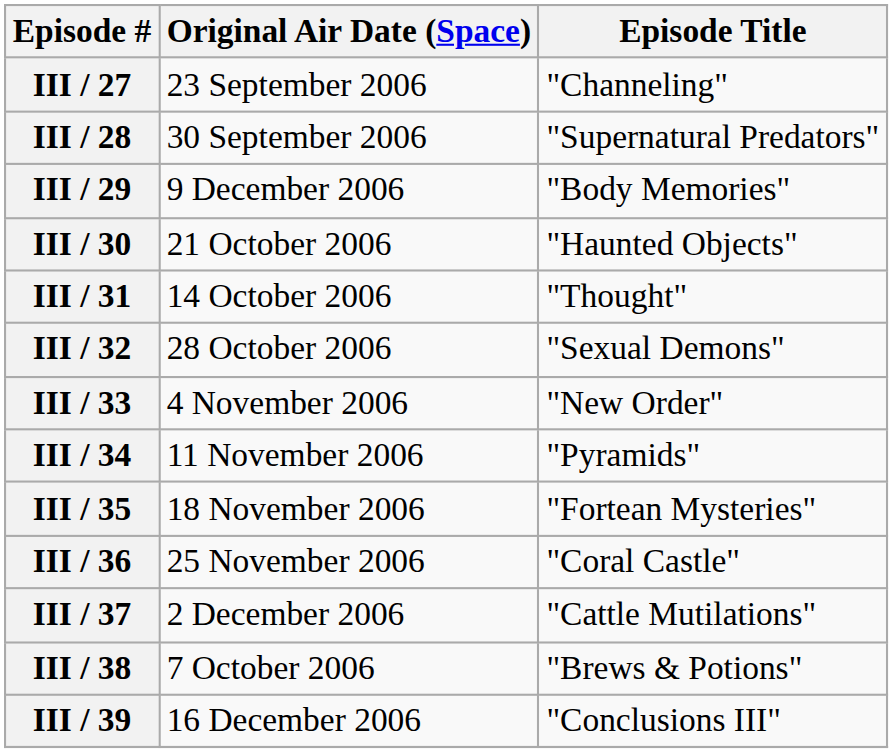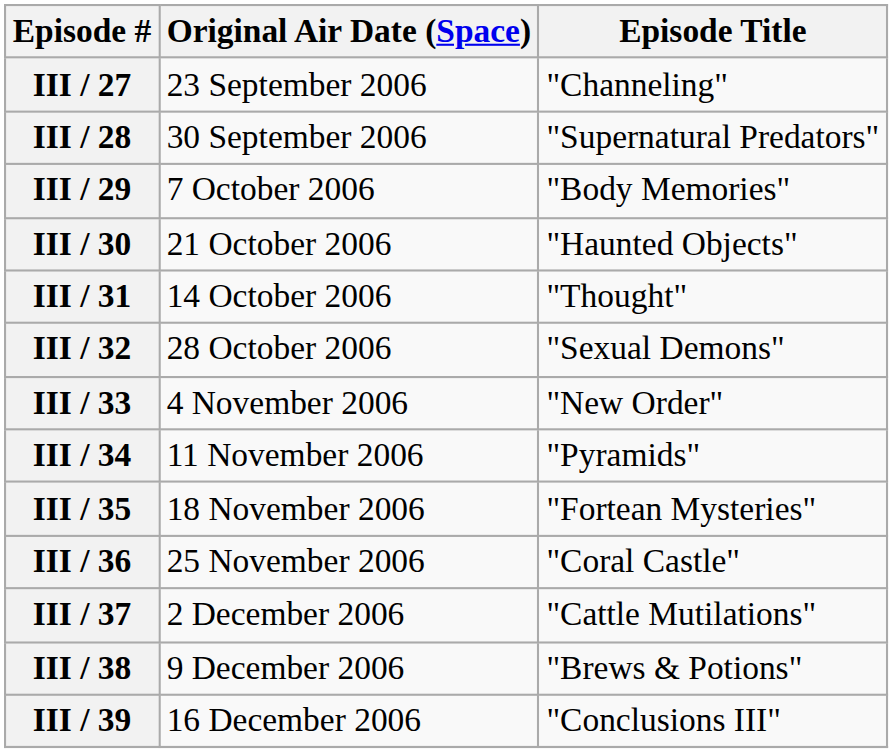(285, 190) 9 December 2006 -> (271, 190) 7 October 2006
(271, 667) 7 October 2006 -> (285, 667) 9 December 2006
